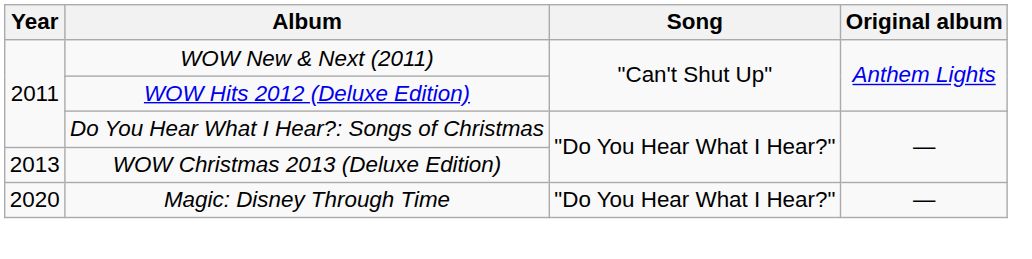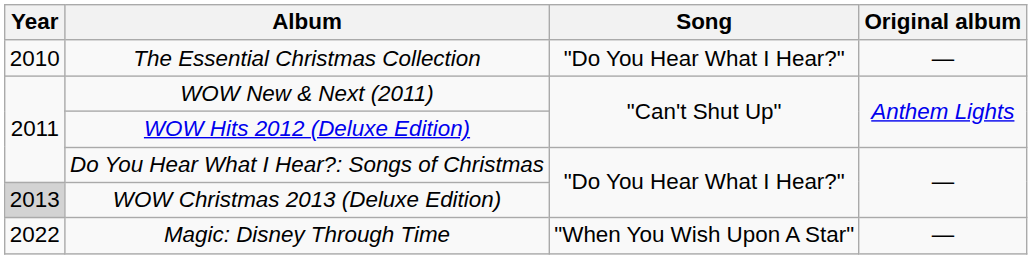+ row: (307, 57)
(35, 164) no background -> (35, 199) lightgrey background
(35, 199) 2020 -> (35, 235) 2022
(695, 199) "Do You Hear What I Hear?" -> (704, 235) "When You Wish Upon A Star"
